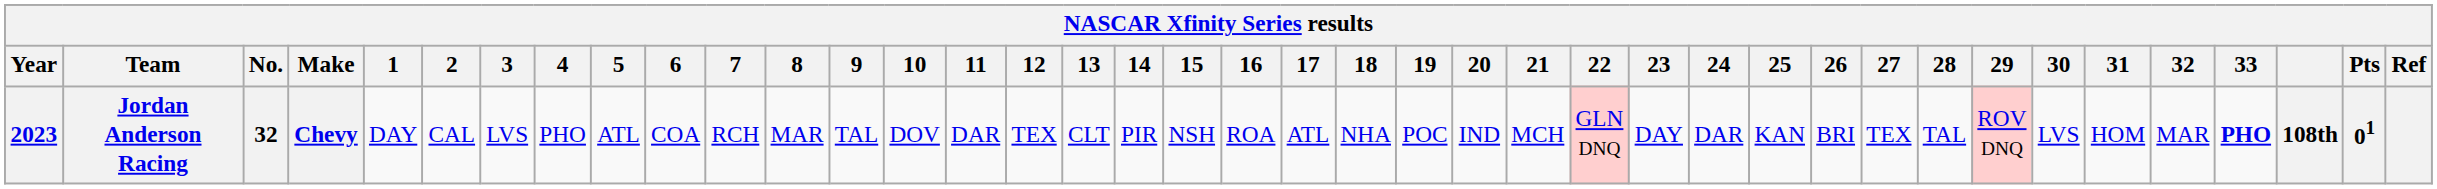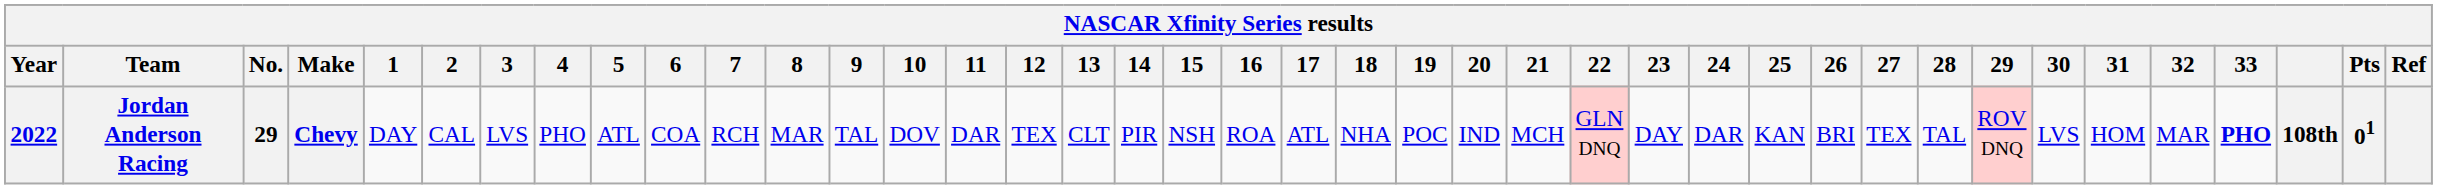(34, 134) 2023 -> (34, 134) 2022
(266, 134) 32 -> (266, 134) 29
